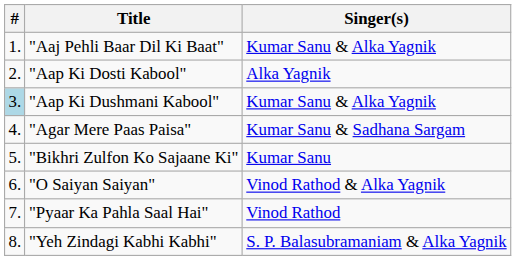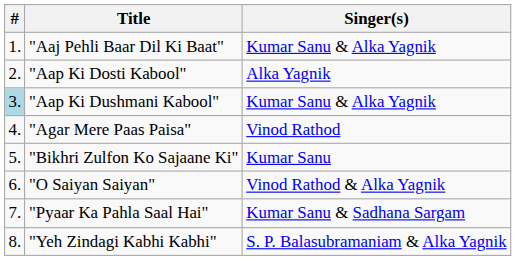(356, 129) Kumar Sanu & Sadhana Sargam -> (293, 129) Vinod Rathod
(293, 213) Vinod Rathod -> (356, 213) Kumar Sanu & Sadhana Sargam
